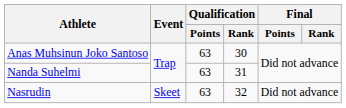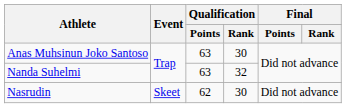(241, 72) 31 -> (241, 72) 32
(205, 92) 63 -> (205, 92) 62
(241, 92) 32 -> (241, 92) 30
